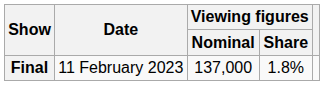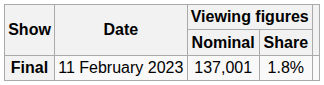(223, 67) 137,000 -> (223, 67) 137,001
